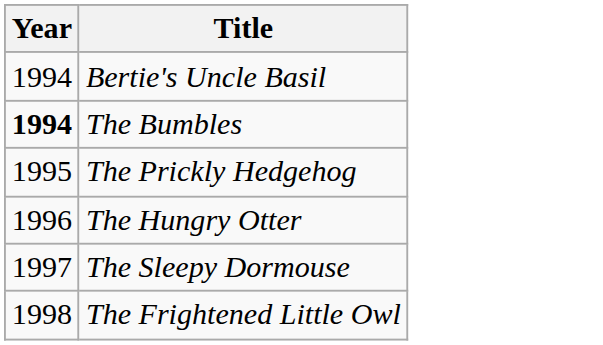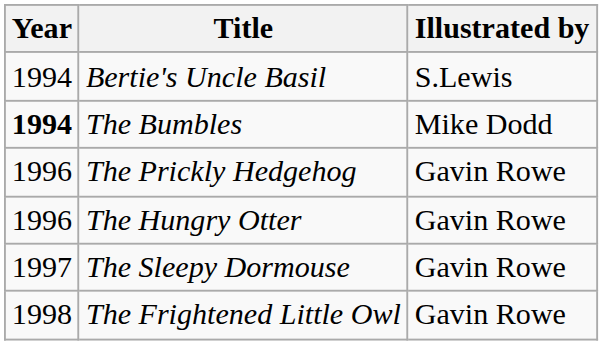+ column: (502, 28)
(42, 171) 1995 -> (42, 171) 1996
